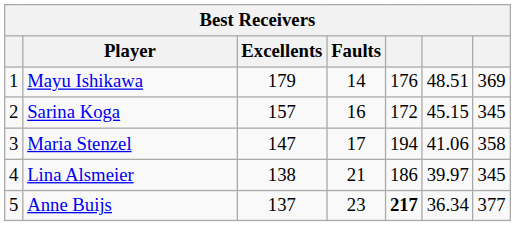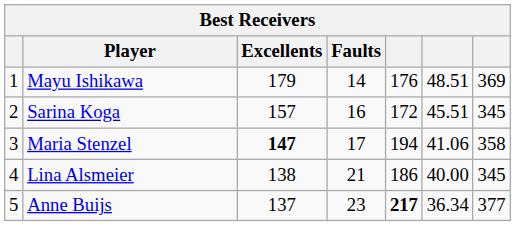(448, 112) 45.15 -> (448, 112) 45.51
(282, 143) normal -> (282, 143) bold
(448, 174) 39.97 -> (448, 174) 40.00
